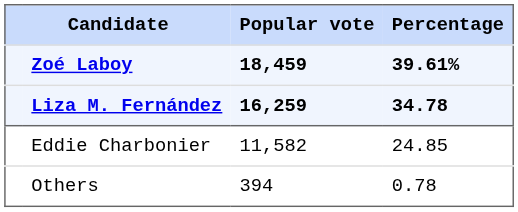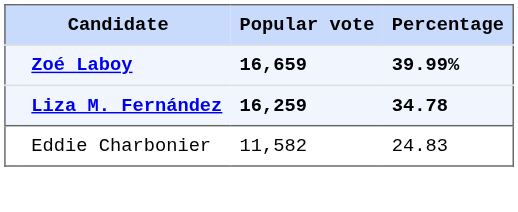(273, 65) 18,459 -> (273, 65) 16,659
(425, 65) 39.61% -> (425, 65) 39.99%
(420, 146) 24.85 -> (420, 146) 24.83
- row: (65, 186)
